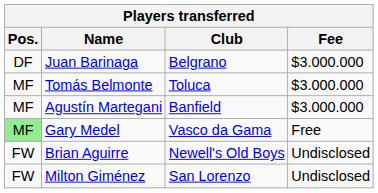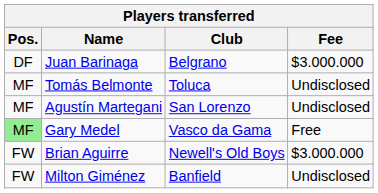(327, 85) $3.000.000 -> (331, 85) Undisclosed
(195, 108) Banfield -> (210, 108) San Lorenzo
(327, 108) $3.000.000 -> (331, 108) Undisclosed
(331, 153) Undisclosed -> (327, 153) $3.000.000
(210, 176) San Lorenzo -> (195, 176) Banfield
